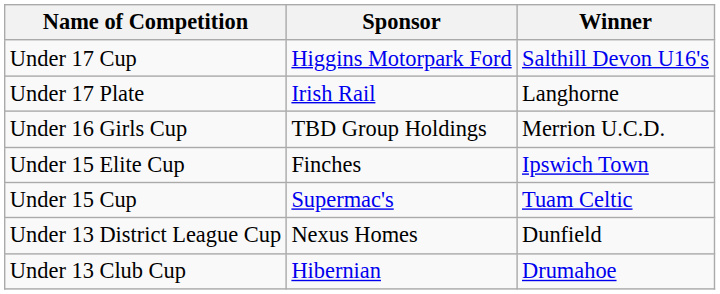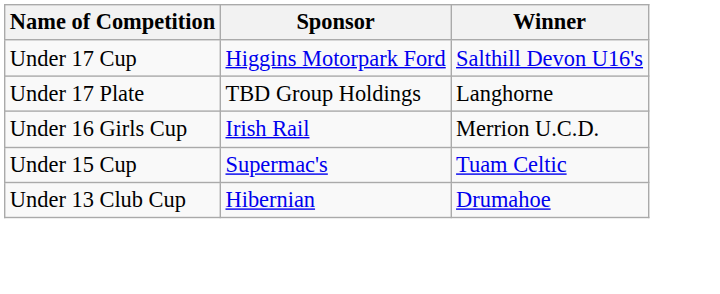(333, 93) Irish Rail -> (323, 93) TBD Group Holdings
(389, 128) TBD Group Holdings -> (267, 128) Irish Rail
- row: (97, 164)
- row: (145, 235)
